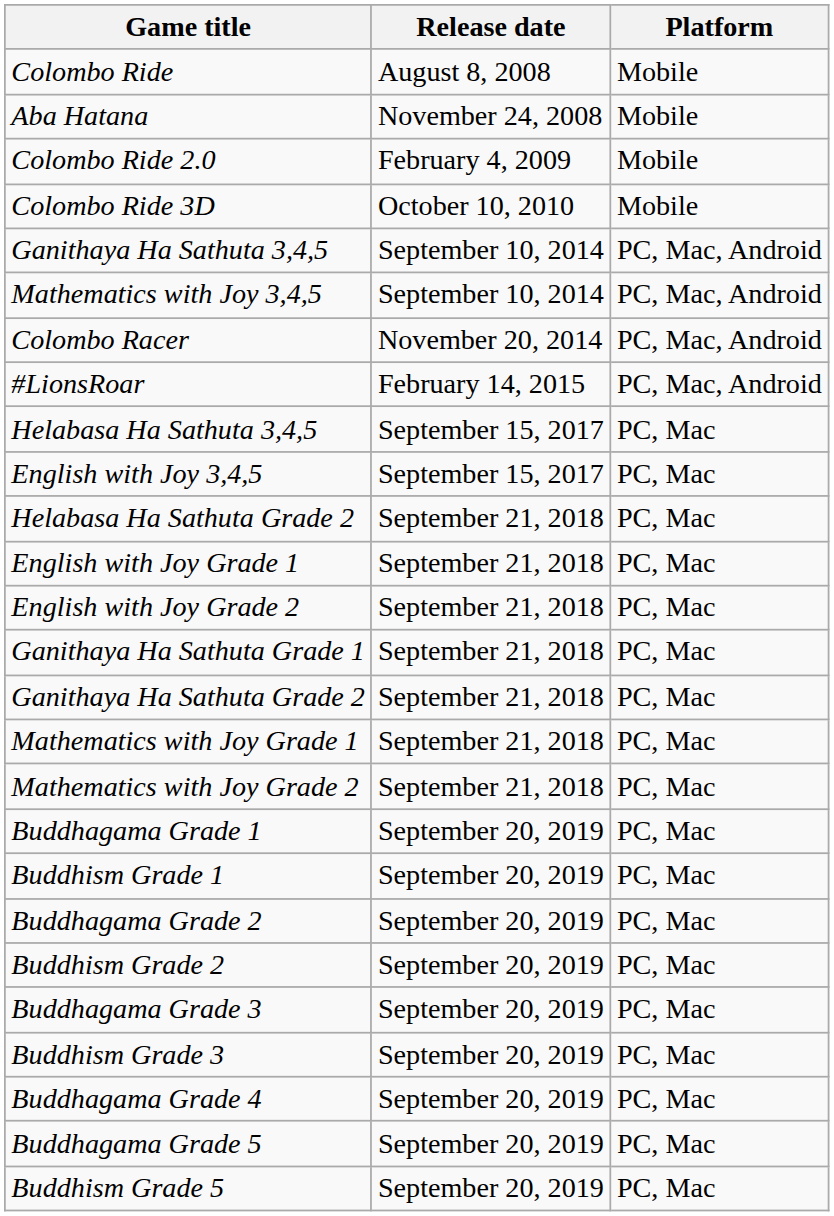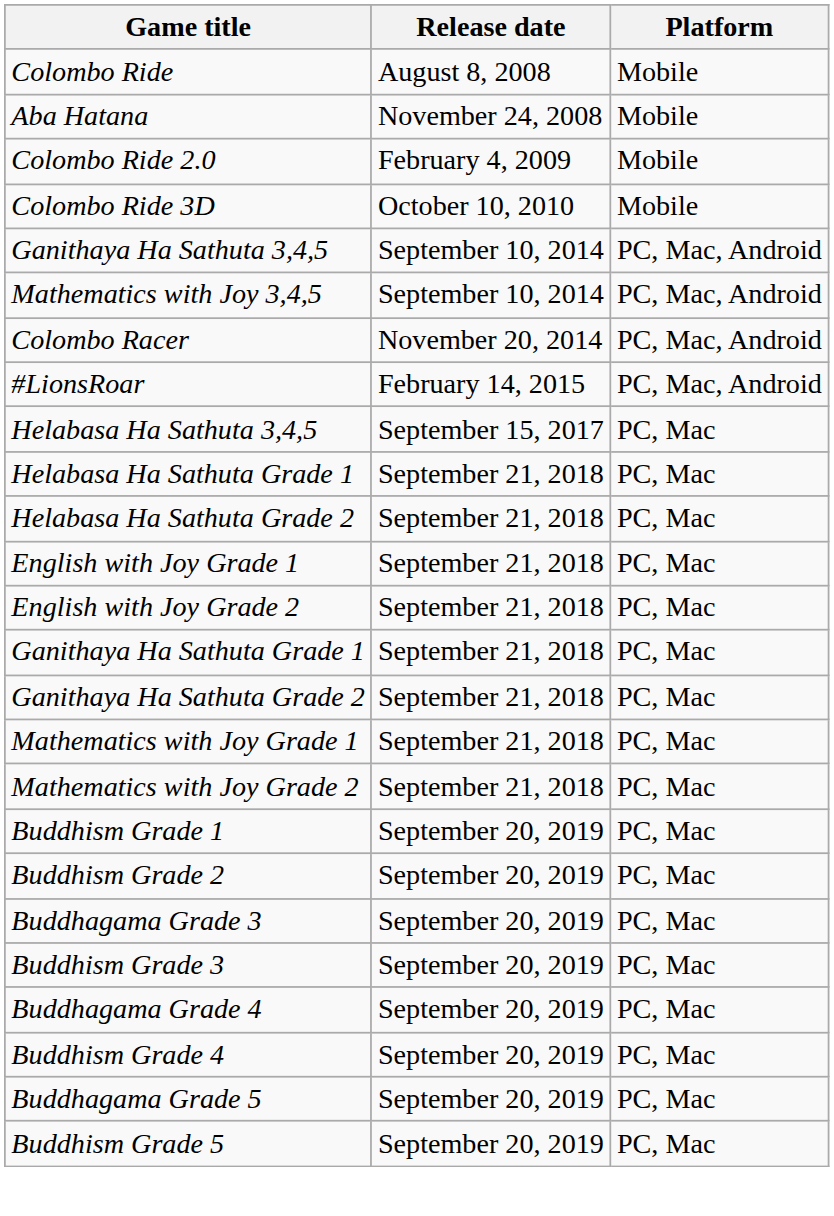- row: (137, 473)
+ row: (183, 473)
- row: (137, 830)
- row: (137, 920)
+ row: (118, 1054)
